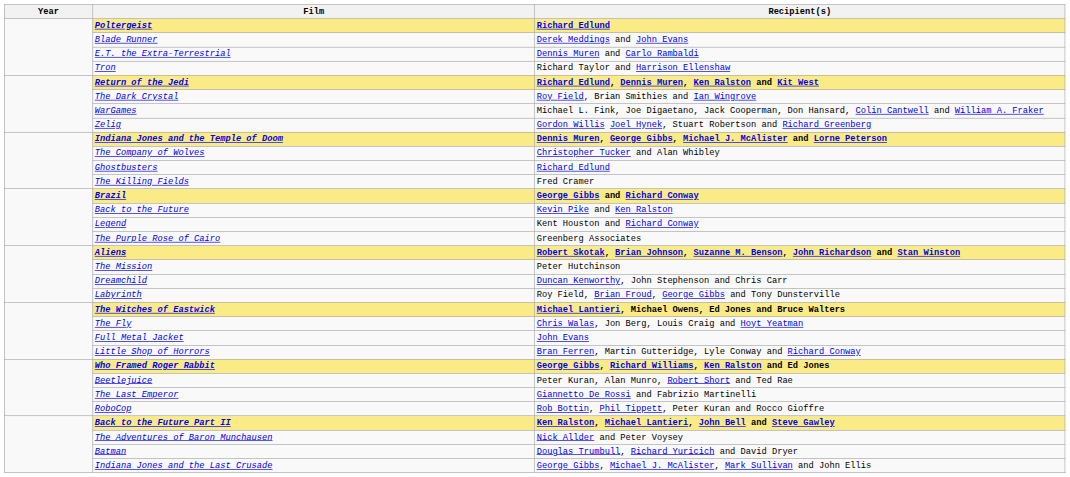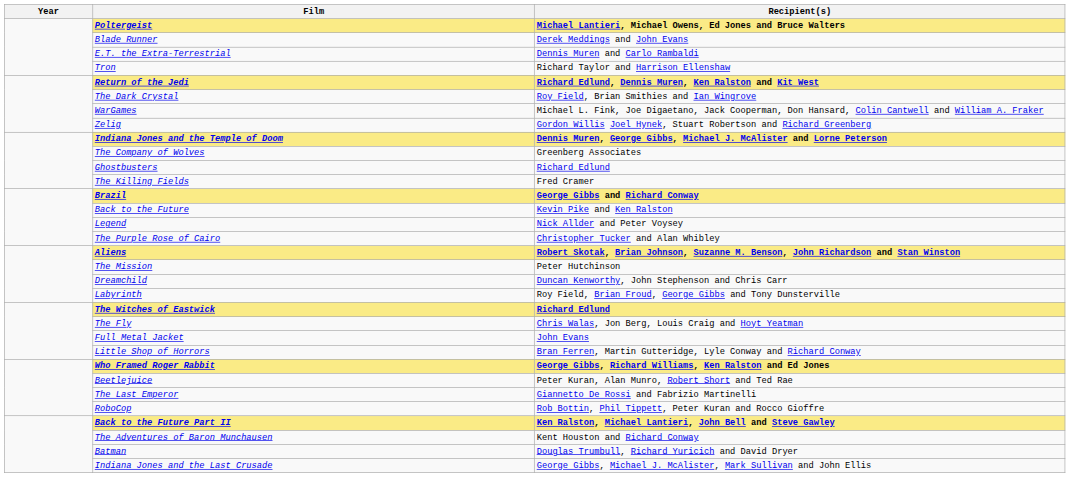(573, 26) Richard Edlund -> (691, 26) Michael Lantieri, Michael Owens, Ed Jones and Bruce Walters
(628, 153) Christopher Tucker and Alan Whibley -> (589, 153) Greenberg Associates
(618, 224) Kent Houston and Richard Conway -> (610, 224) Nick Allder and Peter Voysey
(589, 239) Greenberg Associates -> (628, 239) Christopher Tucker and Alan Whibley
(691, 310) Michael Lantieri, Michael Owens, Ed Jones and Bruce Walters -> (573, 310) Richard Edlund
(610, 437) Nick Allder and Peter Voysey -> (618, 437) Kent Houston and Richard Conway
